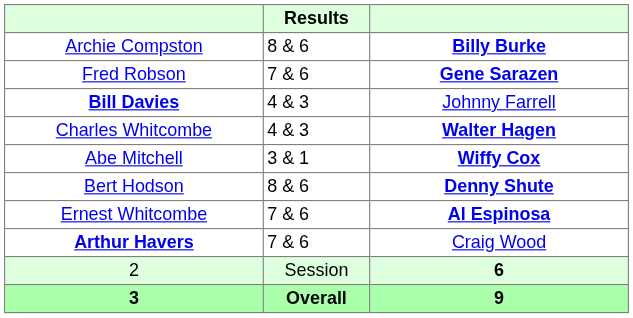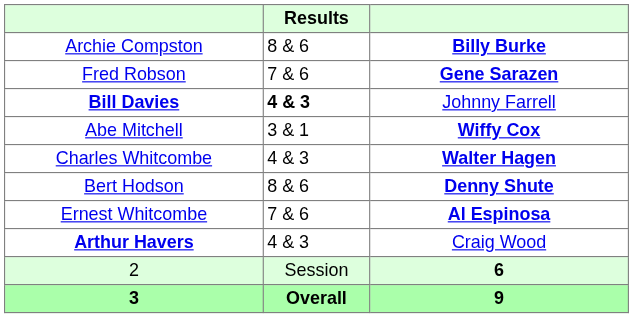(288, 102) normal -> (289, 102) bold
rows swapped: (134, 158) <-> (134, 130)
(288, 242) 7 & 6 -> (288, 242) 4 & 3
